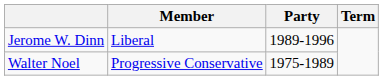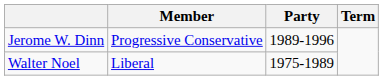(133, 39) Liberal -> (187, 39) Progressive Conservative
(187, 63) Progressive Conservative -> (133, 63) Liberal
